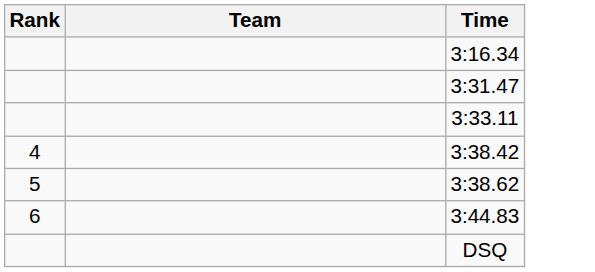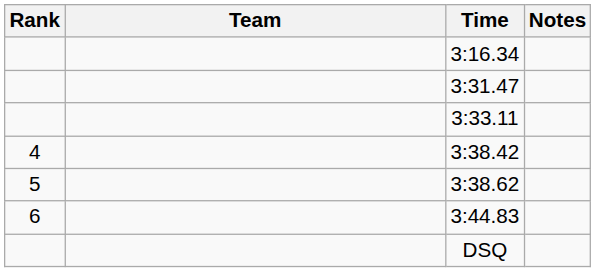+ column: (557, 20)
